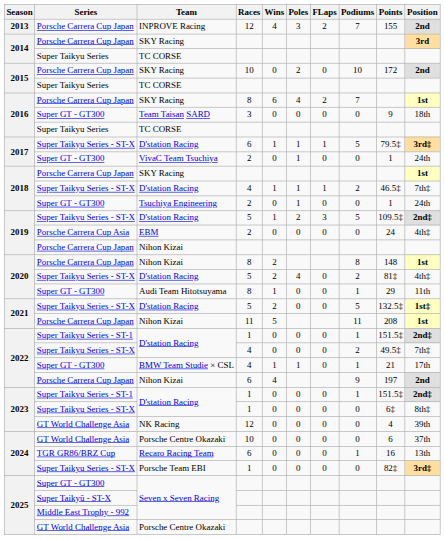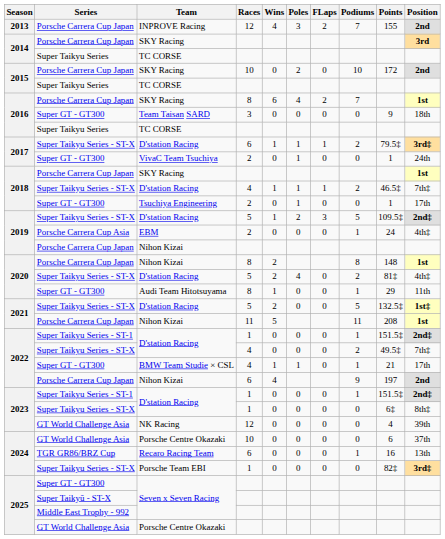(358, 144) 5 -> (358, 144) 2
(422, 203) 24th -> (422, 203) 17th
(358, 233) 0 -> (358, 233) 1
